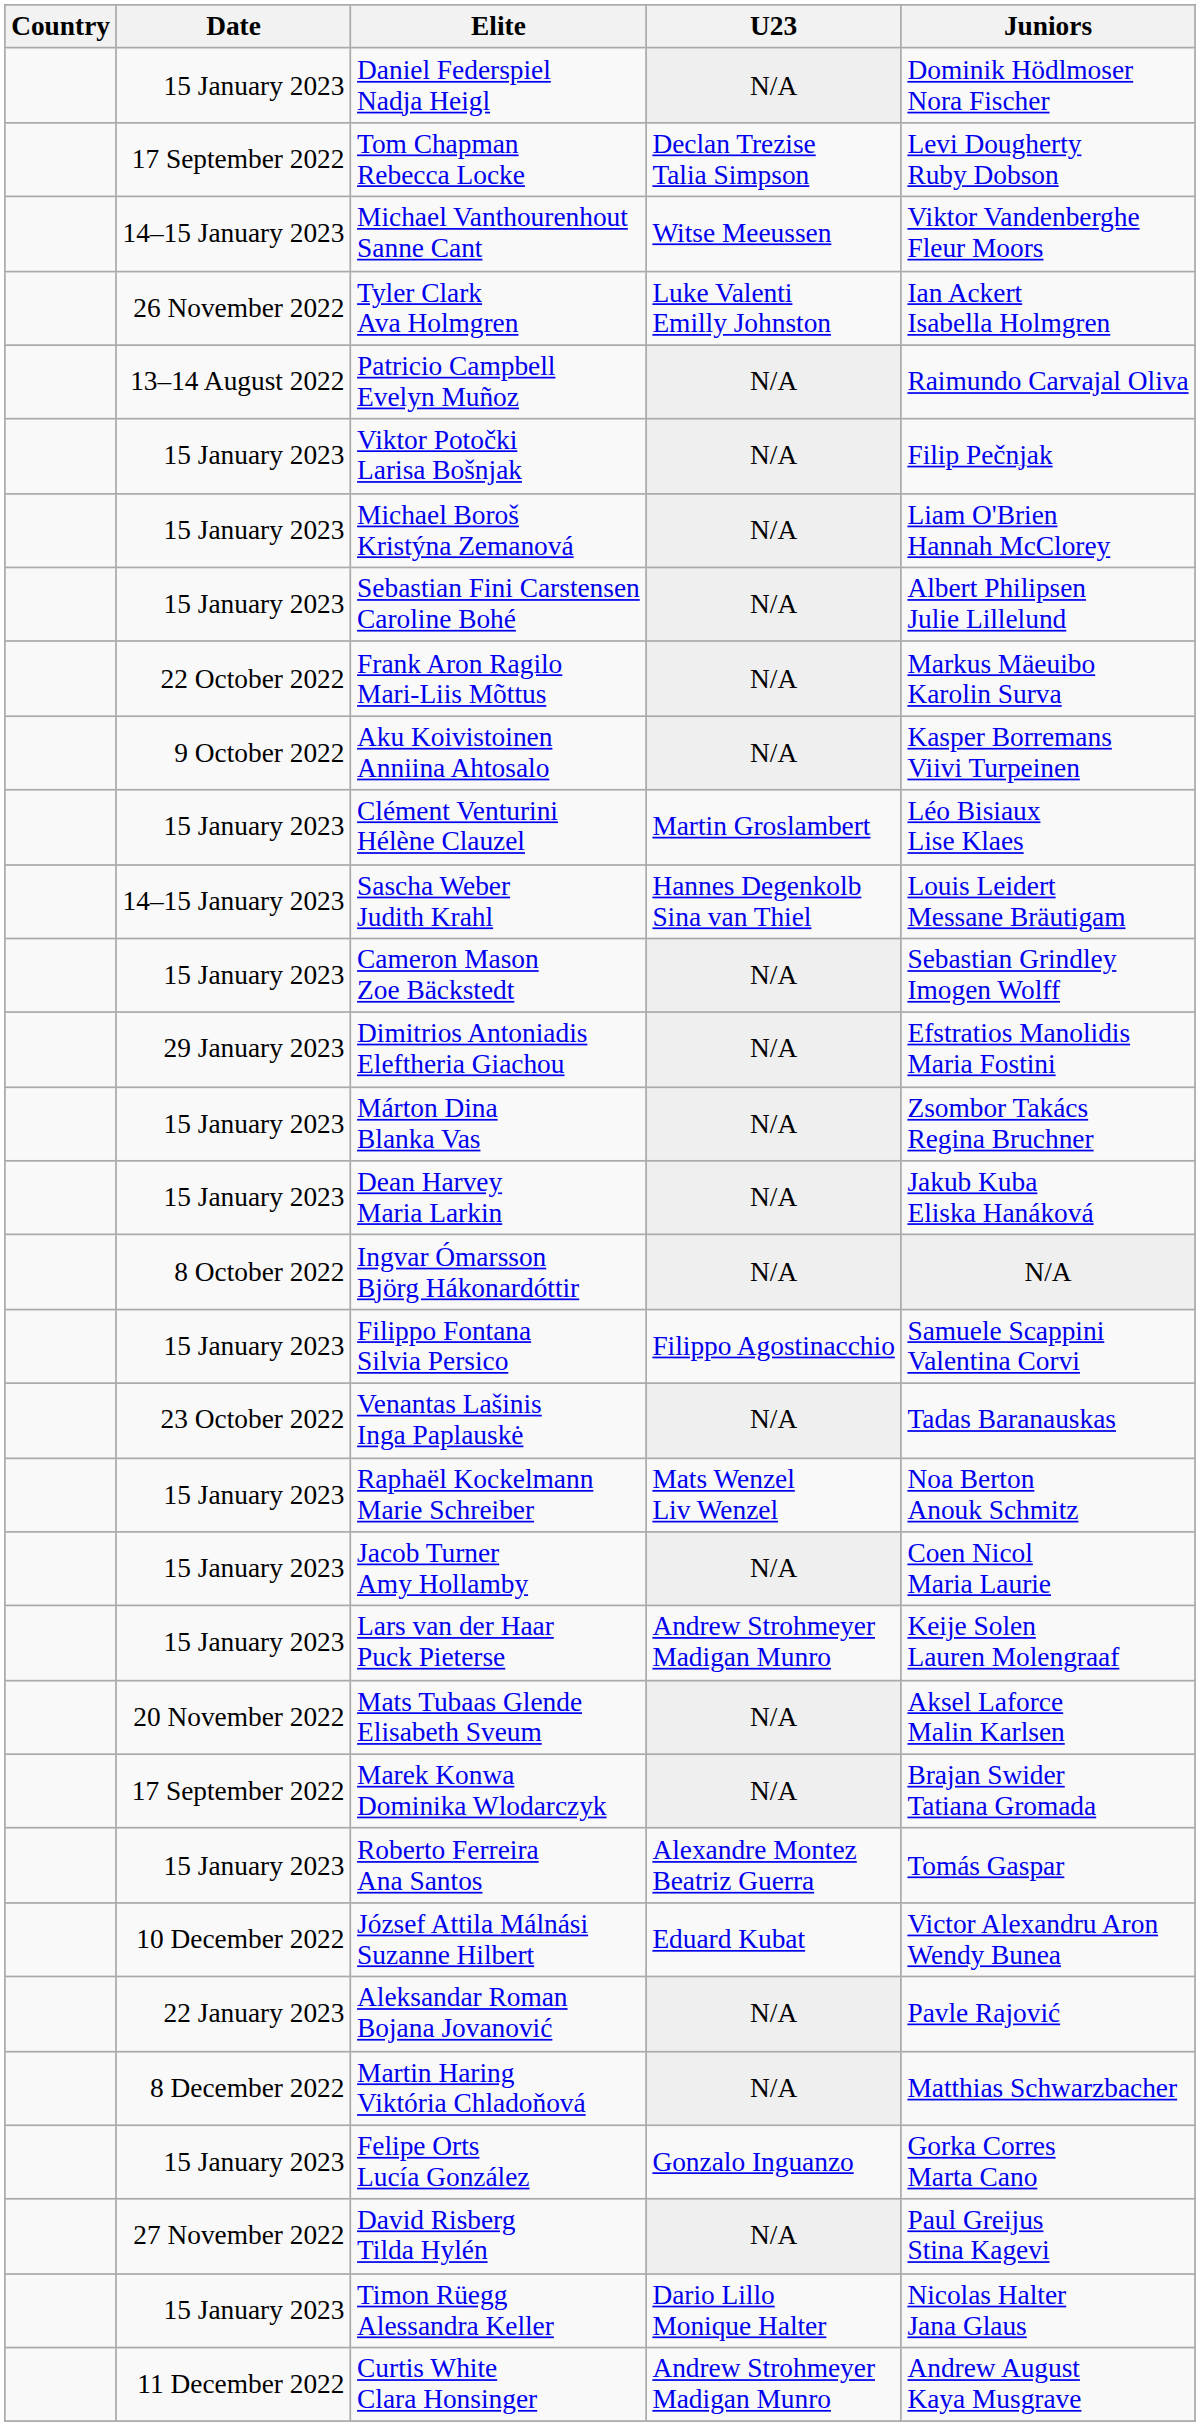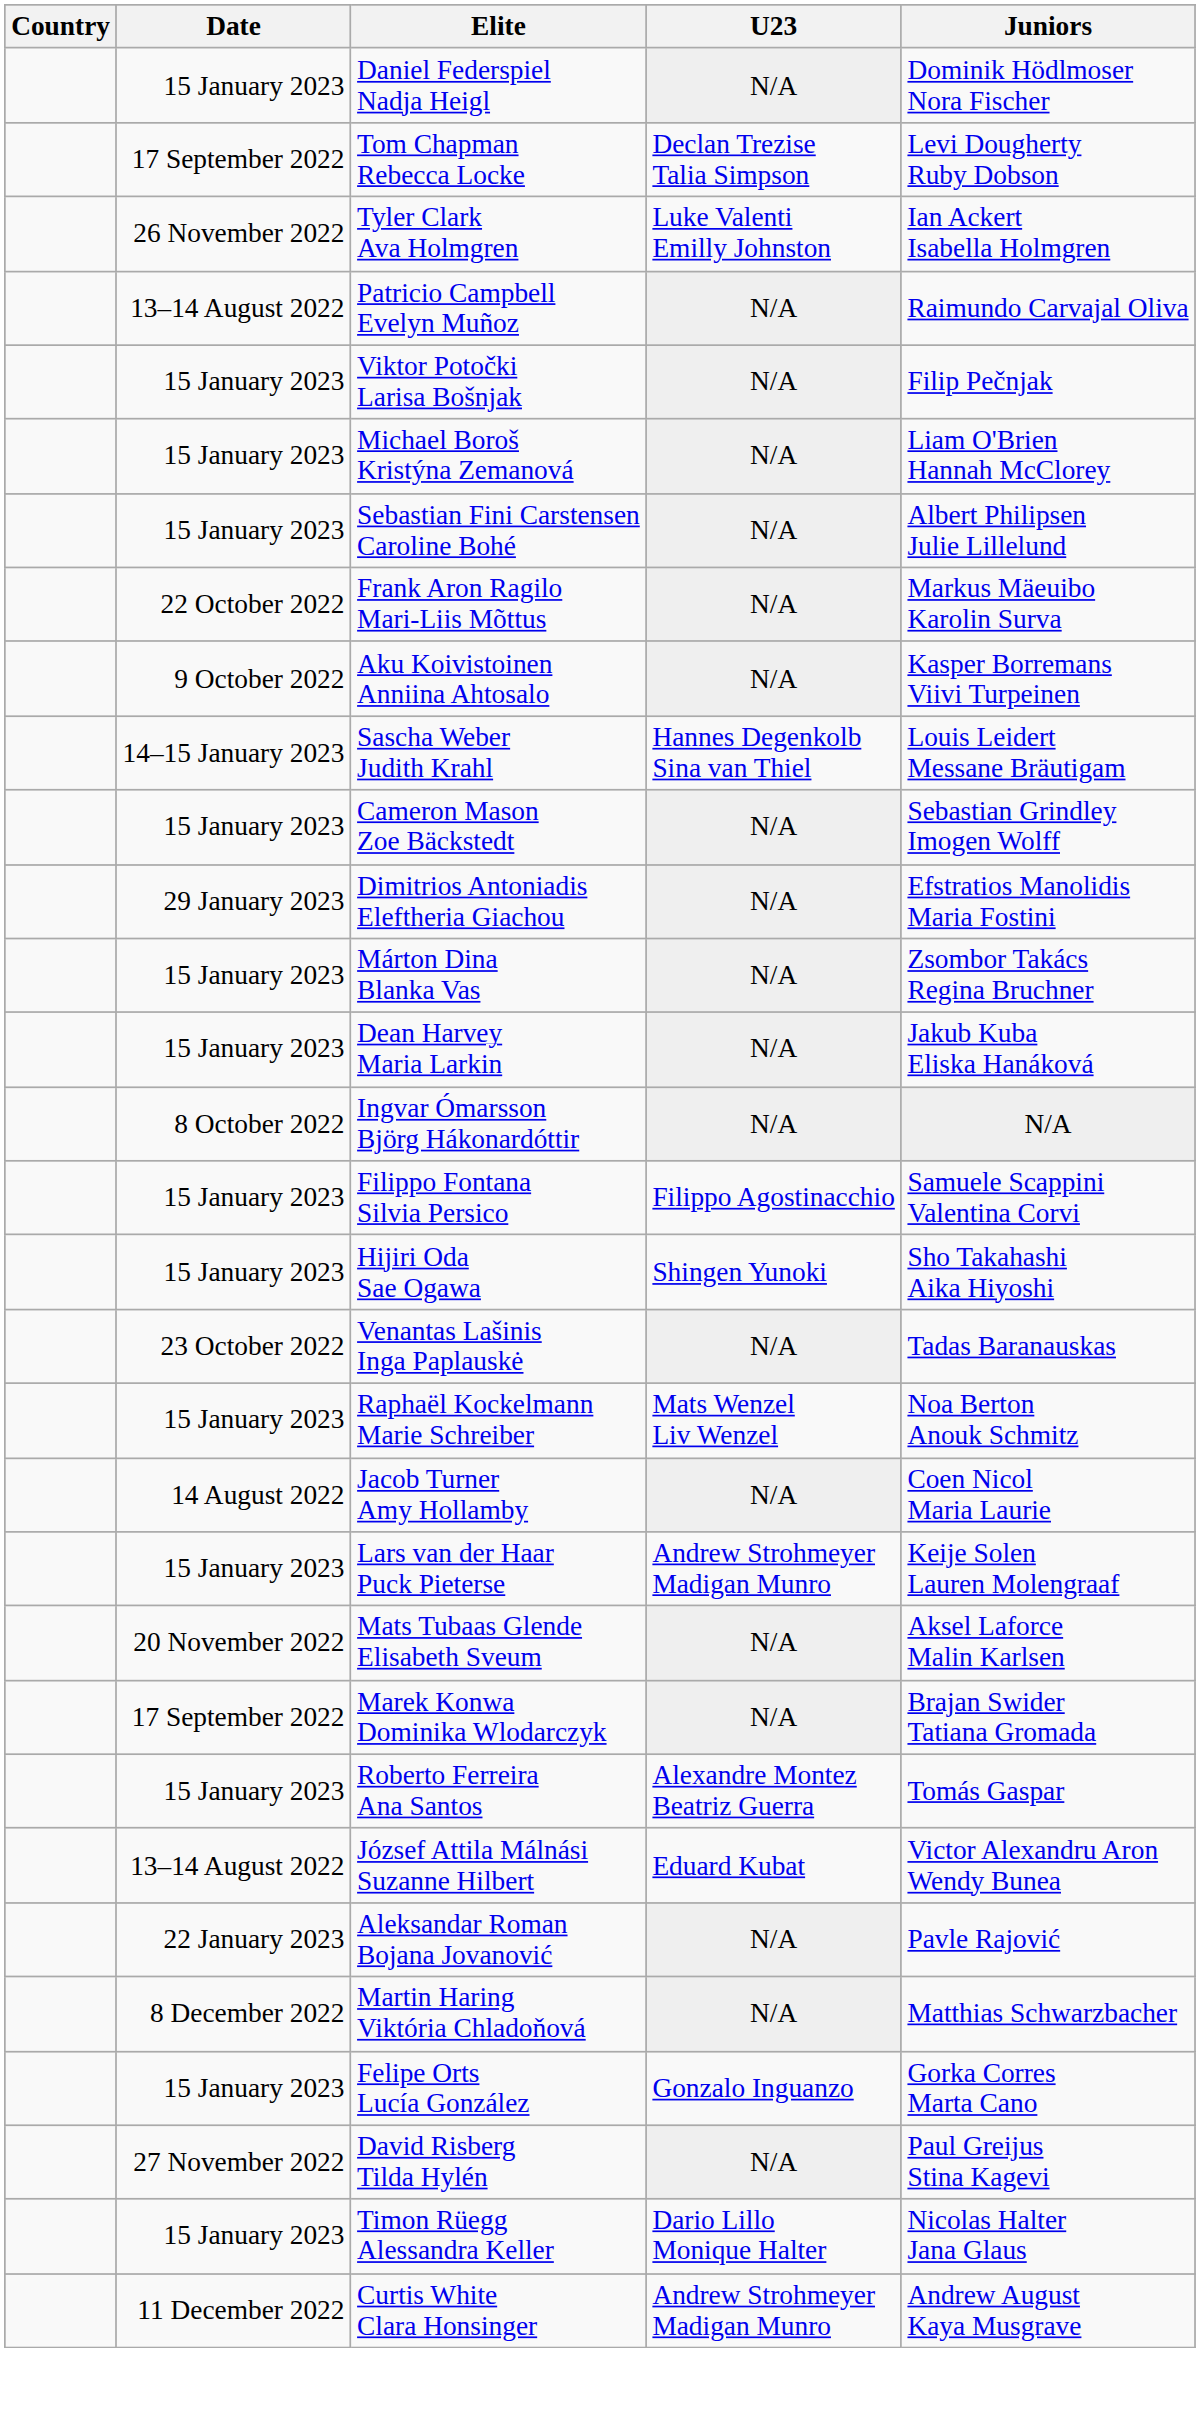- row: (492, 233)
- row: (458, 826)
+ row: (419, 1271)
(254, 1568) 15 January 2023 -> (258, 1494) 14 August 2022
(240, 1939) 10 December 2022 -> (237, 1865) 13–14 August 2022
